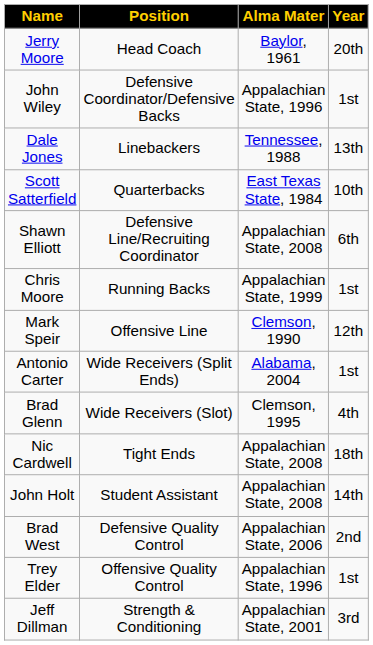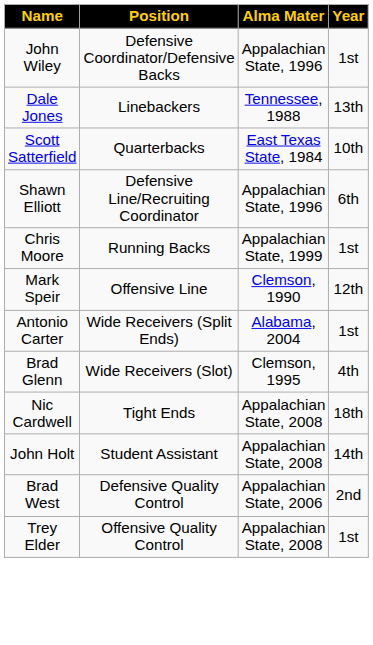- row: (42, 49)
(284, 239) Appalachian State, 2008 -> (284, 198) Appalachian State, 1996
(284, 577) Appalachian State, 1996 -> (284, 536) Appalachian State, 2008
- row: (42, 619)
